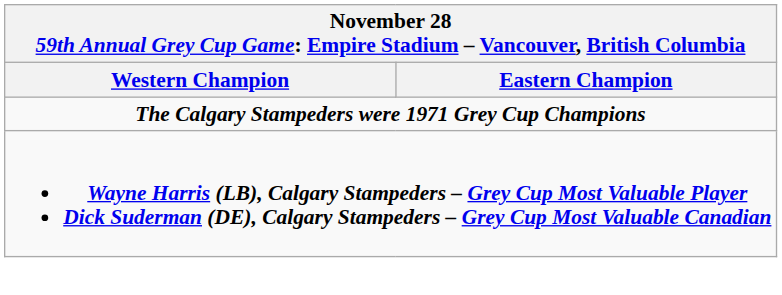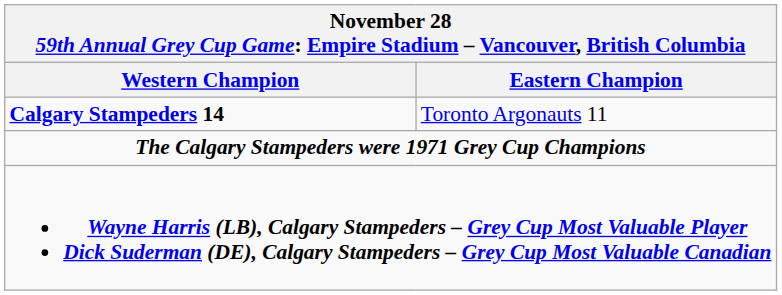+ row: (117, 113)
